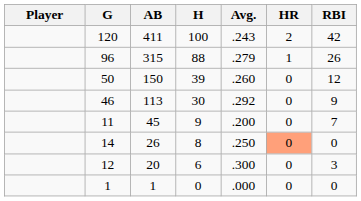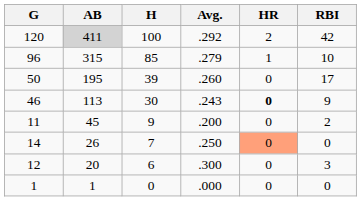- column: (45, 15)
(153, 36) no background -> (92, 36) lightgrey background
(243, 36) .243 -> (210, 36) .292
(198, 57) 88 -> (151, 57) 85
(334, 57) 26 -> (327, 57) 10
(153, 79) 150 -> (92, 79) 195
(334, 79) 12 -> (327, 79) 17
(243, 100) .292 -> (210, 100) .243
(289, 100) normal -> (269, 100) bold
(334, 121) 7 -> (327, 121) 2
(198, 143) 8 -> (151, 143) 7
